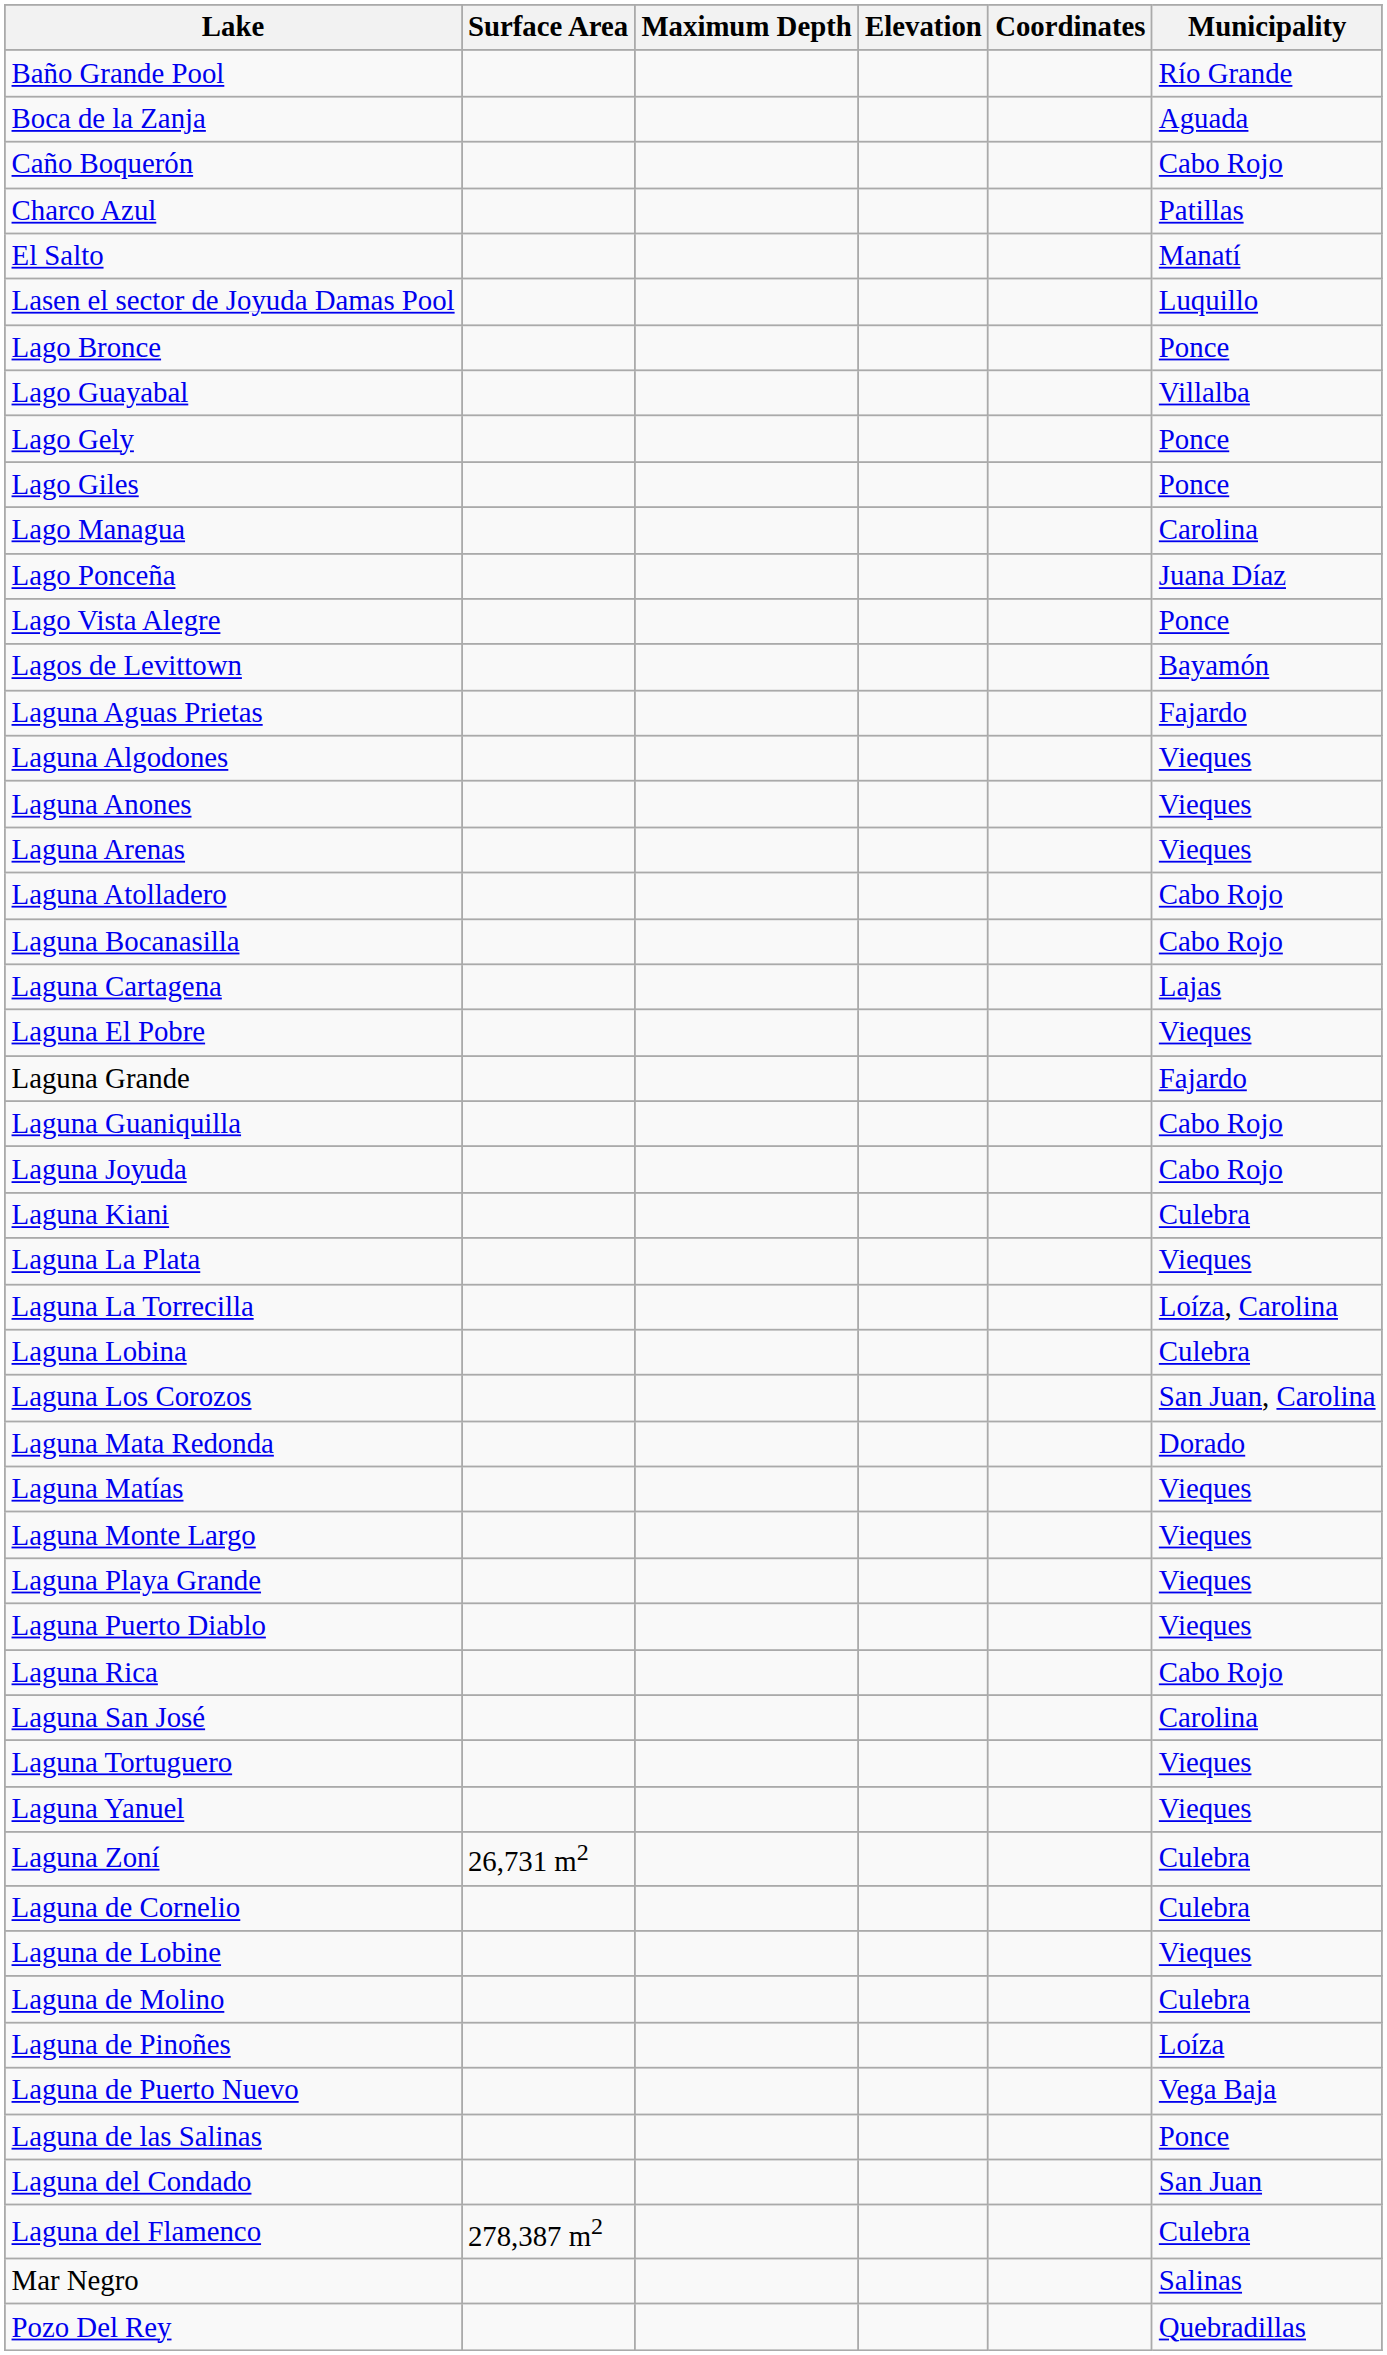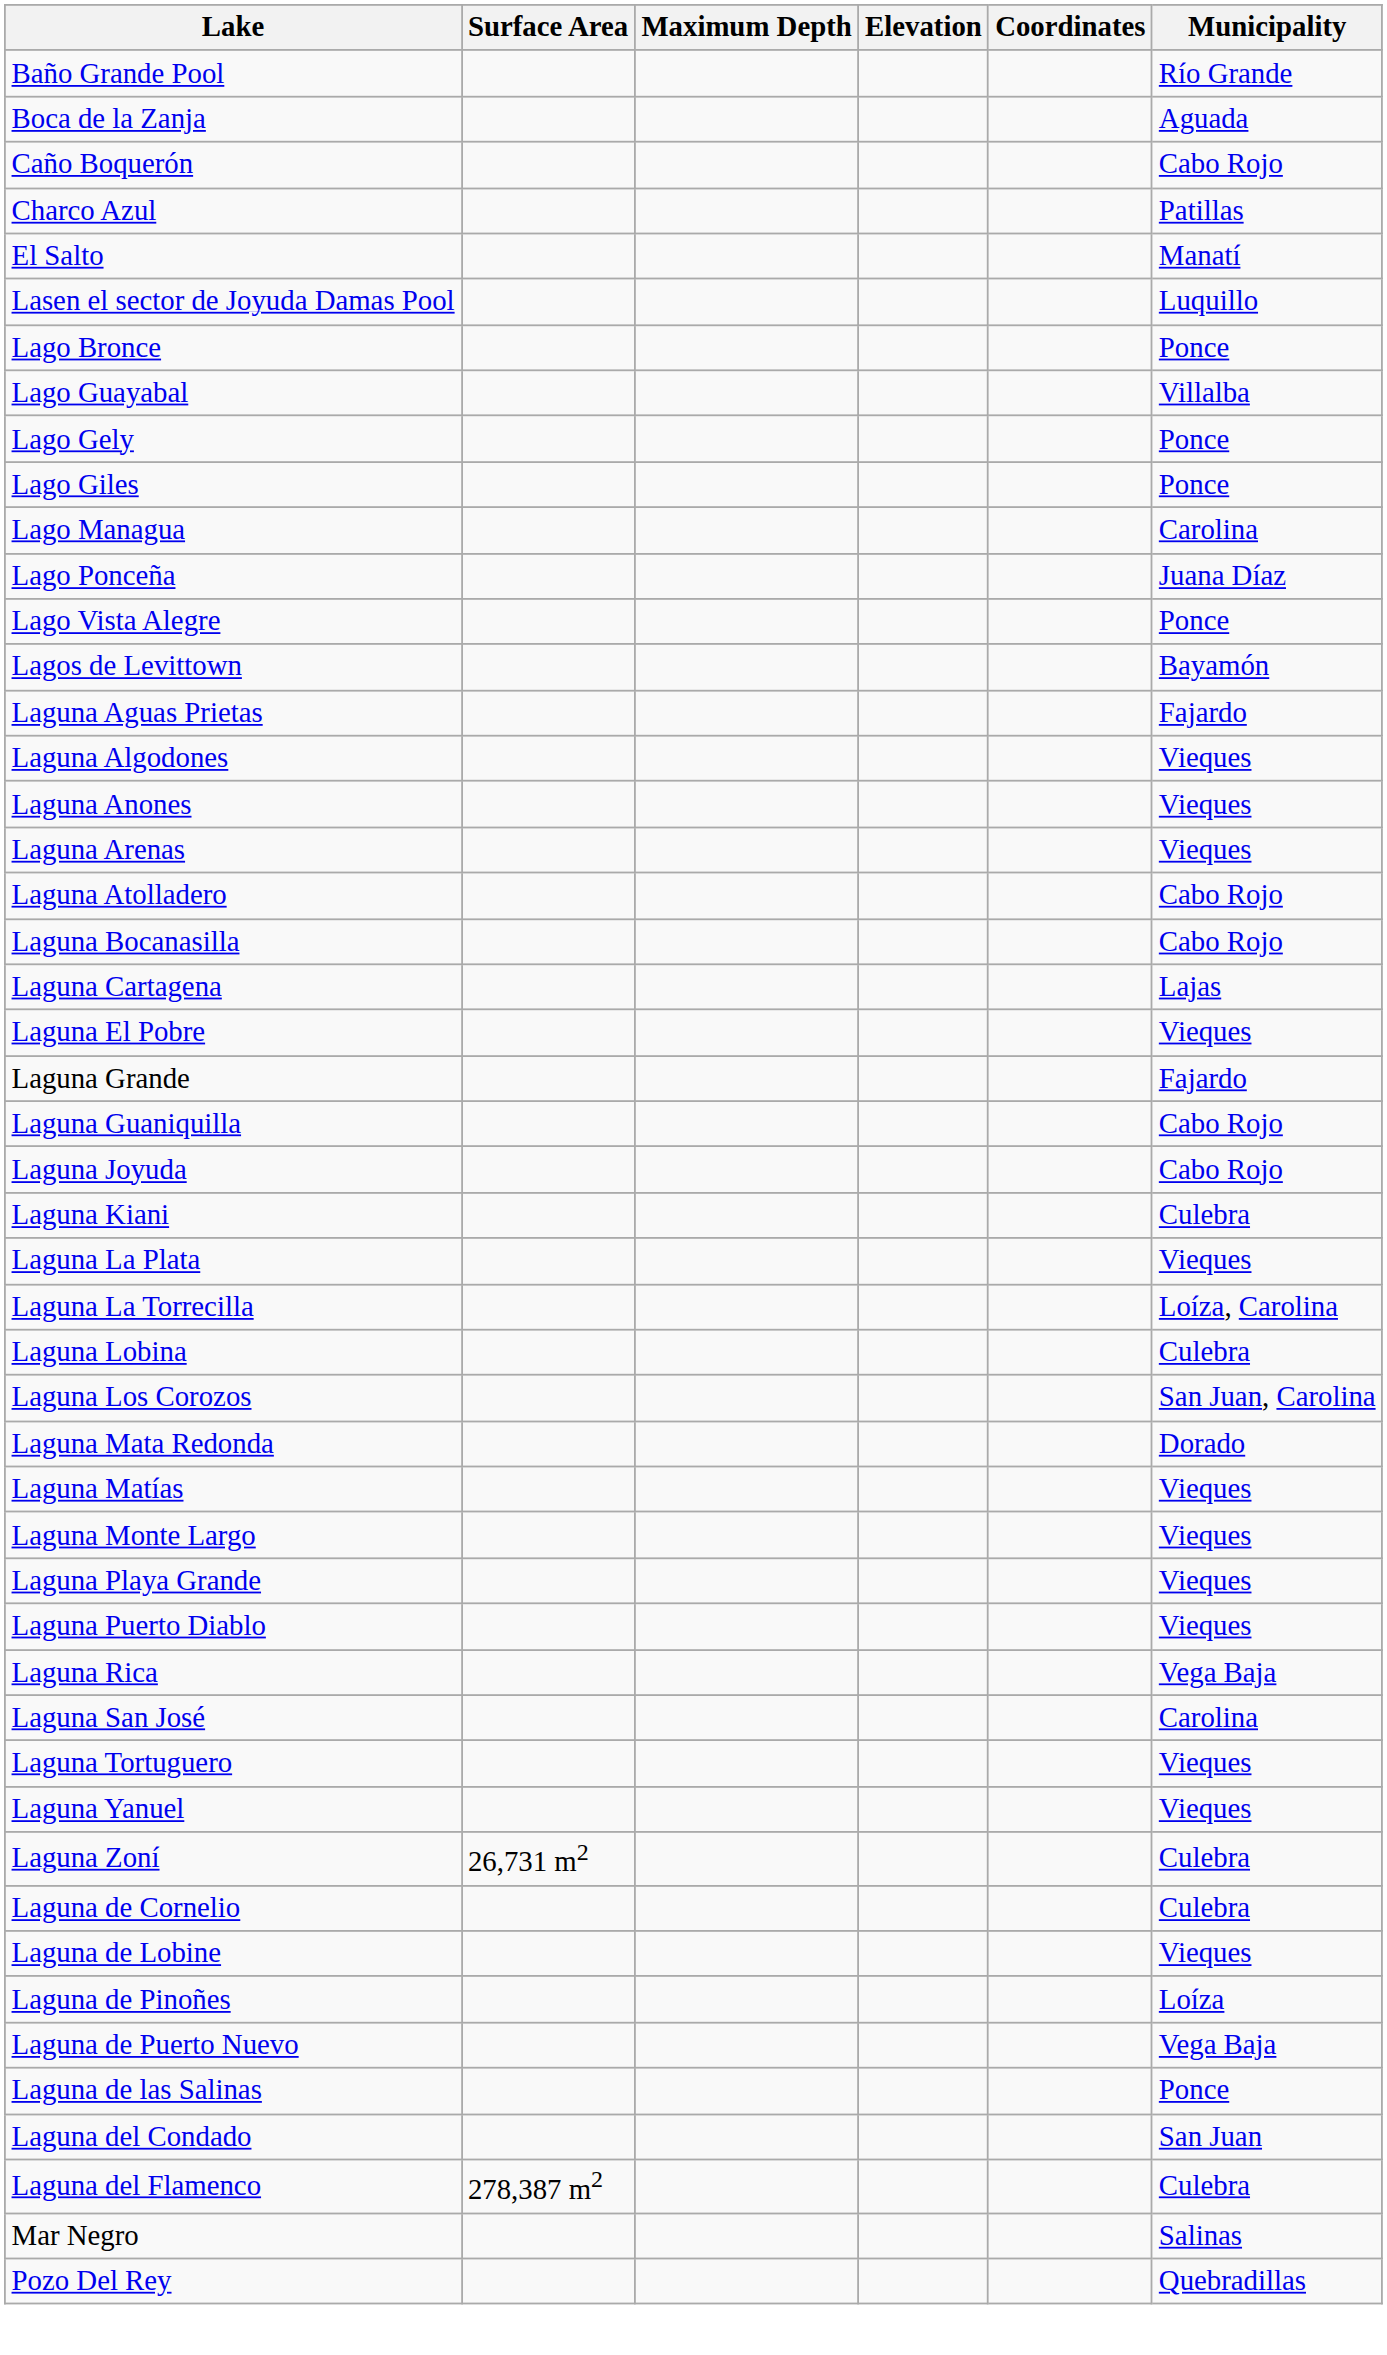(1221, 1671) Cabo Rojo -> (1218, 1671) Vega Baja
- row: (118, 1999)
